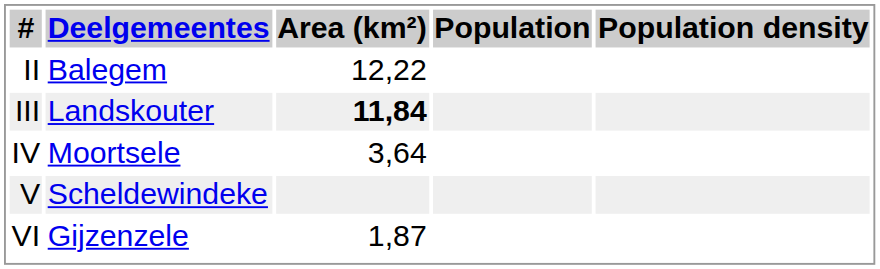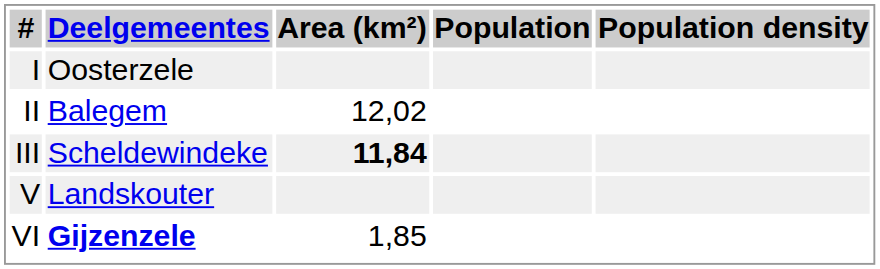+ row: (36, 69)
(389, 69) 12,22 -> (389, 111) 12,02
(131, 111) Landskouter -> (158, 152) Scheldewindeke
- row: (26, 152)
(158, 194) Scheldewindeke -> (131, 194) Landskouter
(118, 236) normal -> (122, 236) bold
(397, 236) 1,87 -> (397, 236) 1,85
